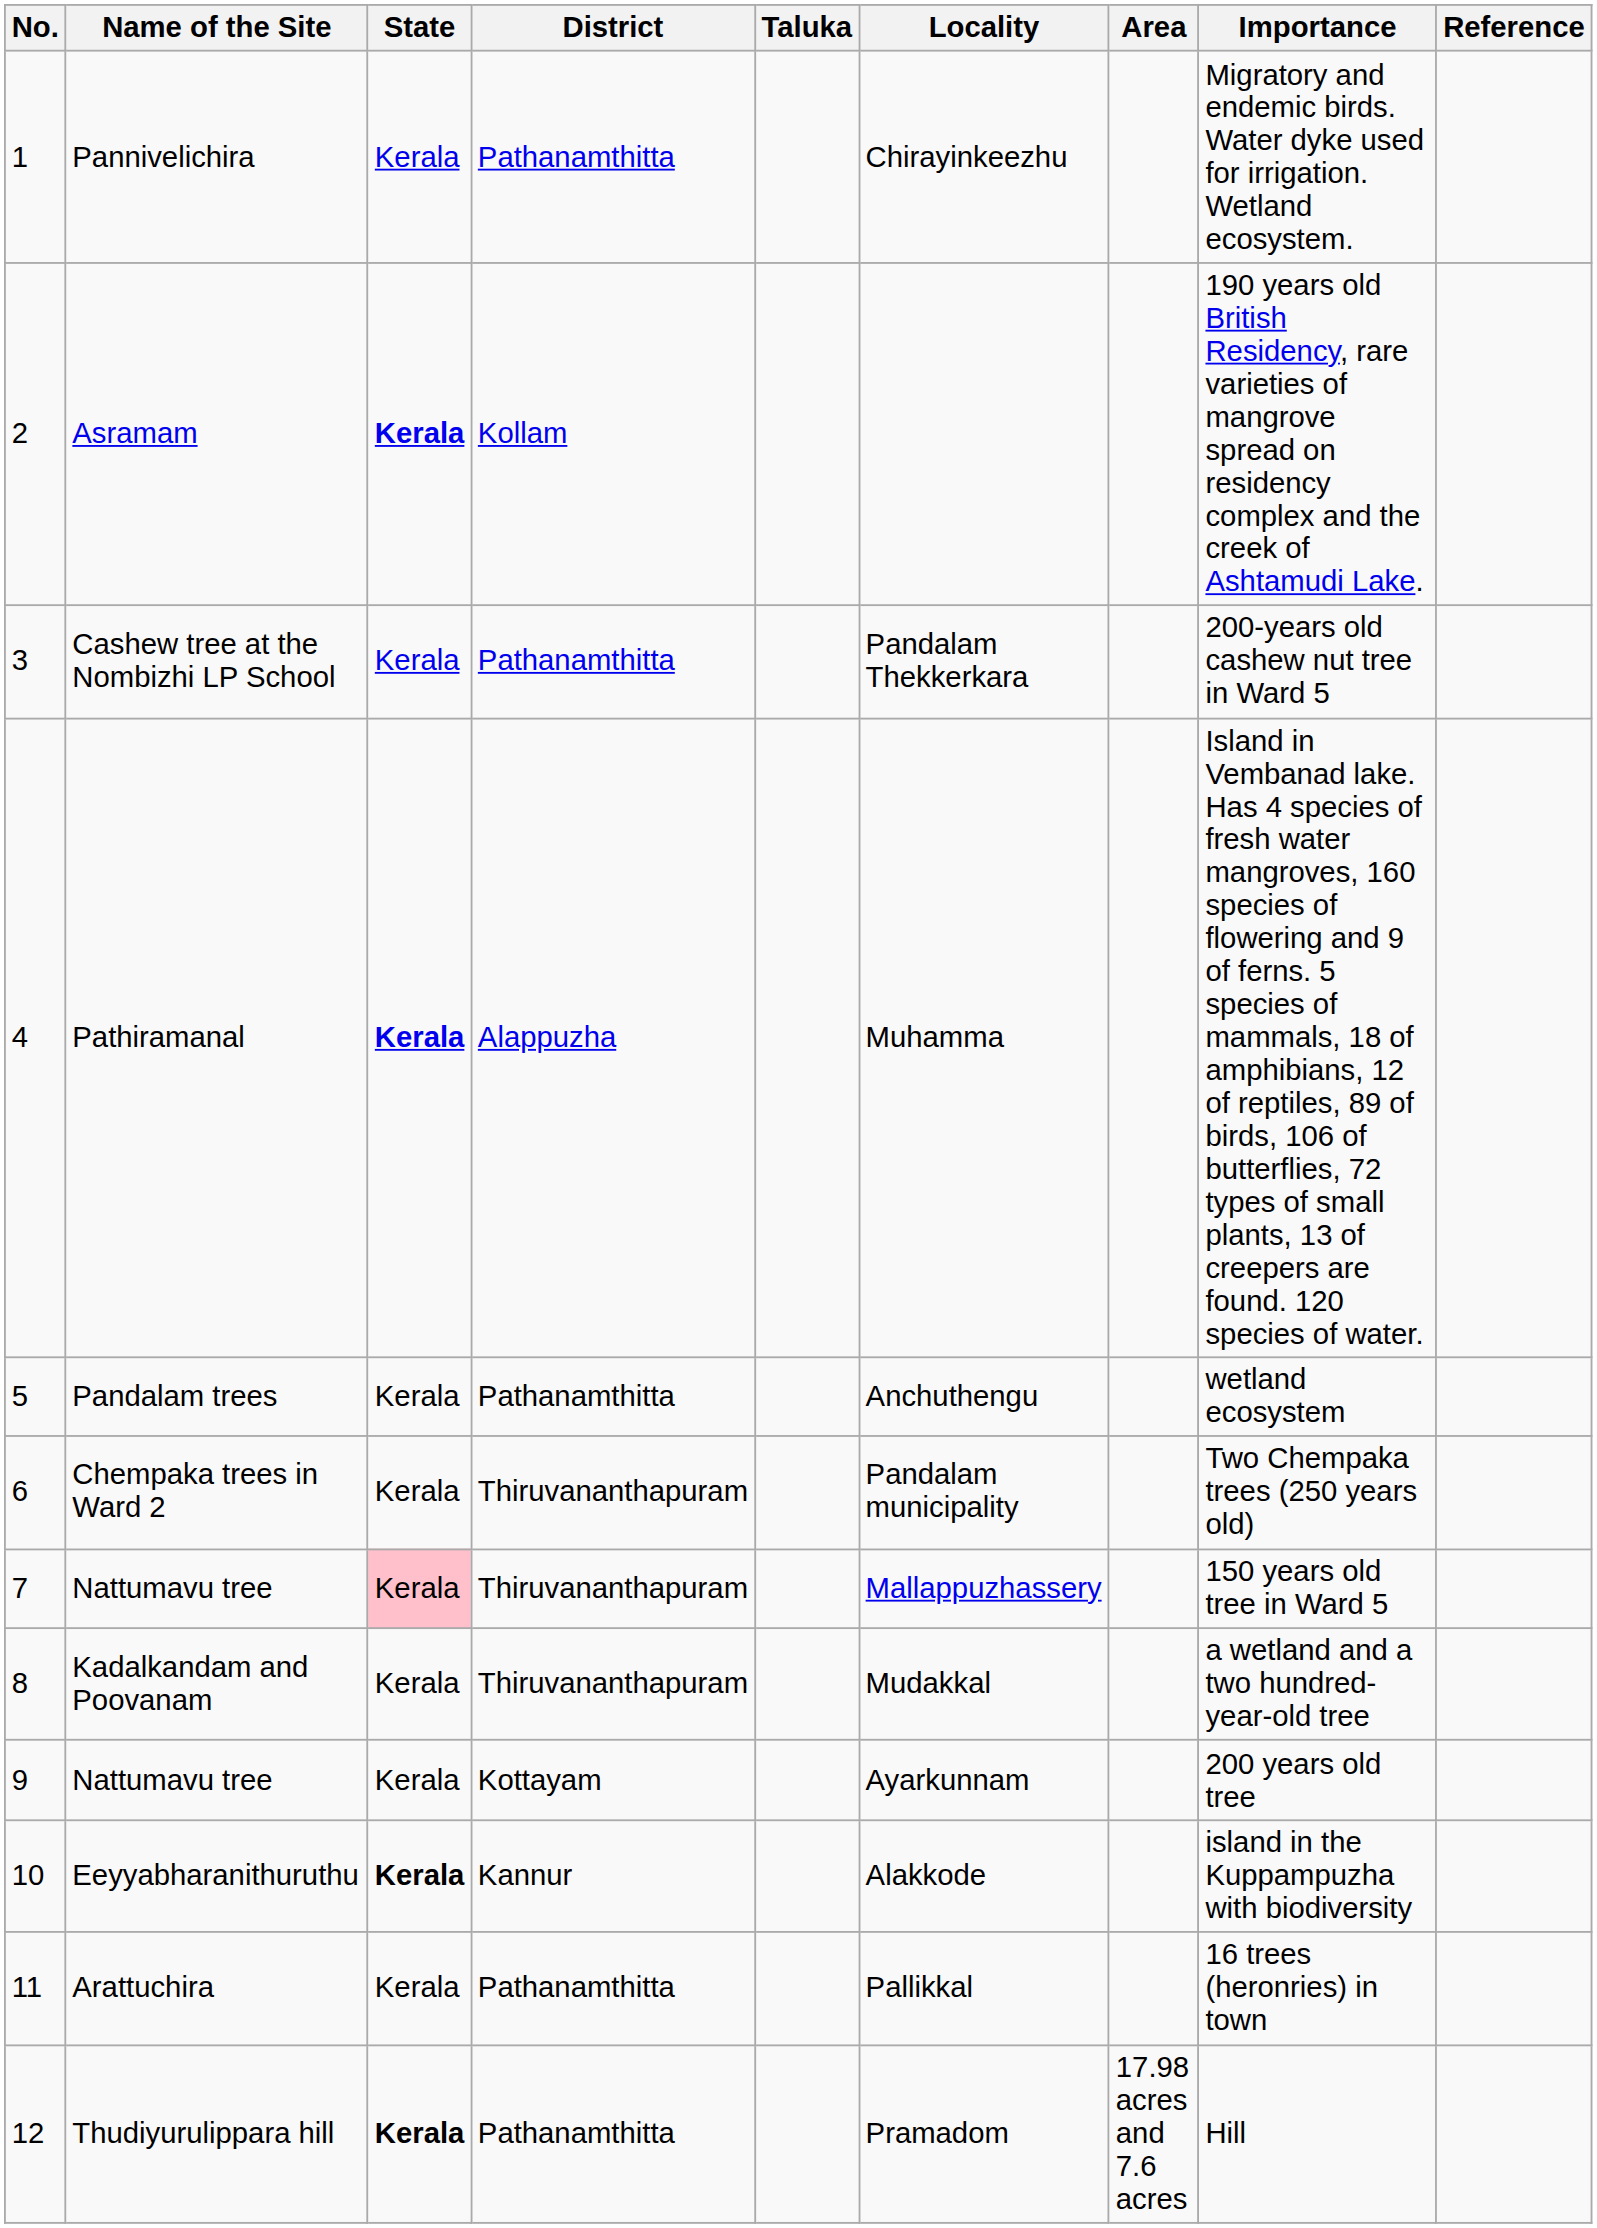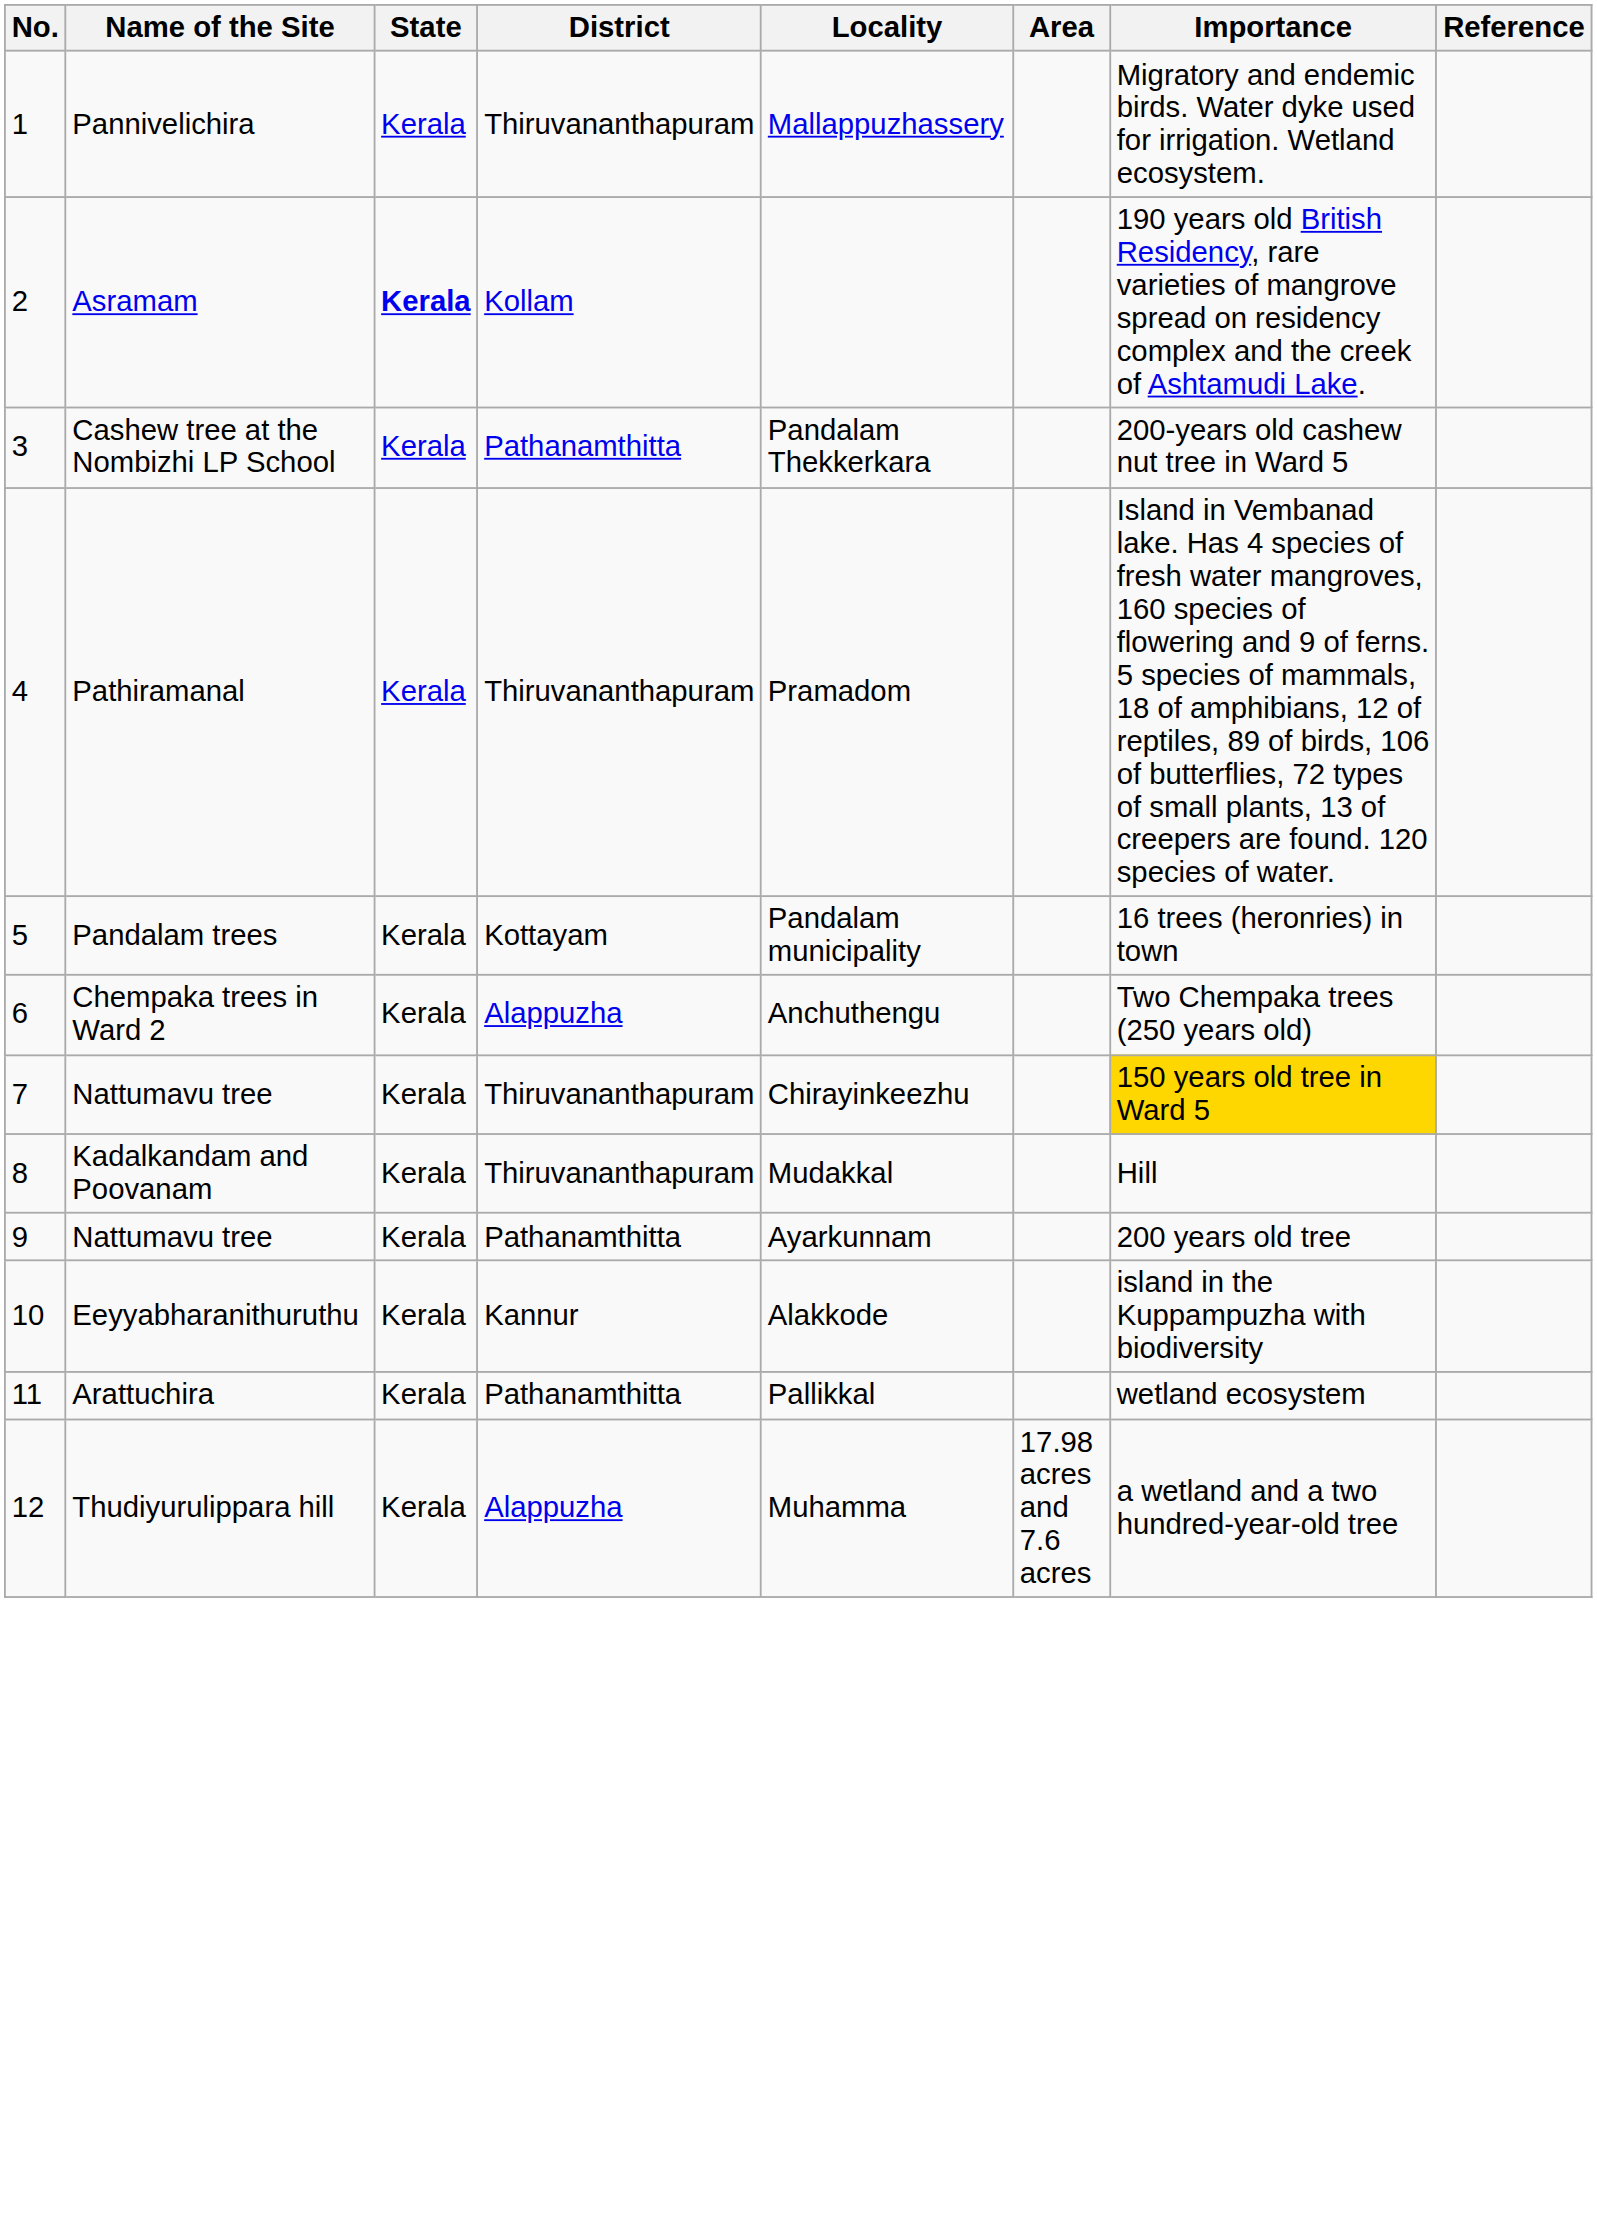- column: (807, 27)
(576, 156) Pathanamthitta -> (619, 123) Thiruvananthapuram
(967, 156) Chirayinkeezhu -> (886, 123) Mallappuzhassery
(420, 1036) bold -> (423, 691) normal
(547, 1036) Alappuzha -> (619, 691) Thiruvananthapuram
(935, 1036) Muhamma -> (839, 691) Pramadom
(576, 1396) Pathanamthitta -> (546, 935) Kottayam
(952, 1396) Anchuthengu -> (844, 935) Pandalam municipality
(1275, 1396) wetland ecosystem -> (1260, 935) 16 trees (heronries) in town
(613, 1492) Thiruvananthapuram -> (553, 1014) Alappuzha
(942, 1492) Pandalam municipality -> (854, 1014) Anchuthengu
(417, 1588) pink background -> (423, 1093) no background
(984, 1588) Mallappuzhassery -> (869, 1093) Chirayinkeezhu
(1297, 1588) no background -> (1249, 1093) gold background
(1309, 1683) a wetland and a two hundred-year-old tree -> (1137, 1173) Hill
(540, 1779) Kottayam -> (583, 1236) Pathanamthitta
(420, 1875) bold -> (423, 1315) normal
(1292, 1987) 16 trees (heronries) in town -> (1241, 1394) wetland ecosystem
(420, 2133) bold -> (423, 1507) normal
(576, 2133) Pathanamthitta -> (553, 1507) Alappuzha
(937, 2133) Pramadom -> (837, 1507) Muhamma
(1226, 2133) Hill -> (1258, 1507) a wetland and a two hundred-year-old tree
